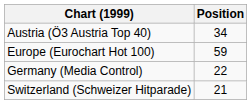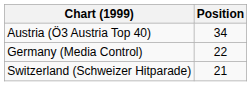- row: (81, 52)
